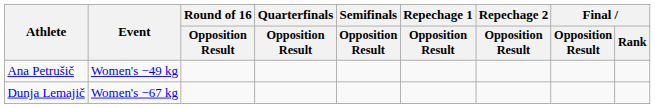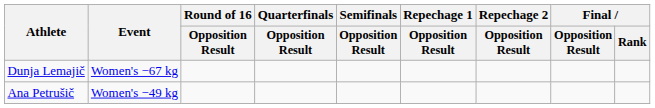rows swapped: (41, 71) <-> (46, 92)
